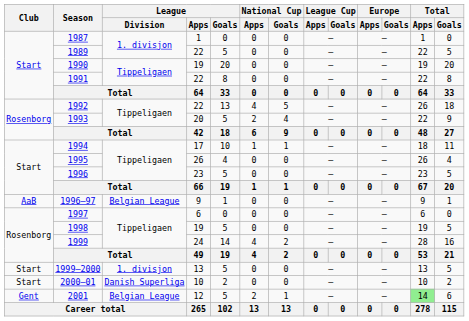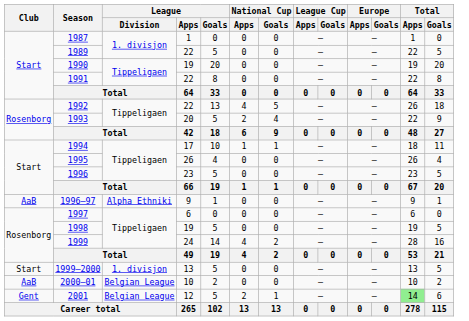(144, 201) Belgian League -> (139, 201) Alpha Ethniki
(29, 282) Start -> (29, 282) AaB
(144, 282) Danish Superliga -> (139, 282) Belgian League
